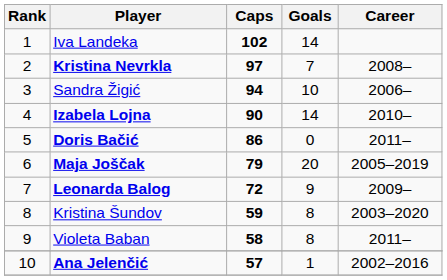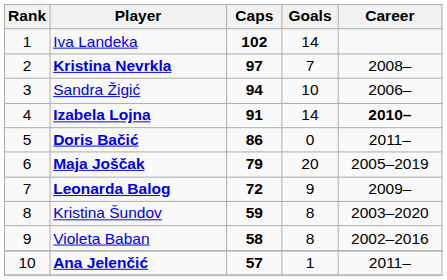(254, 115) 90 -> (254, 115) 91
(390, 115) normal -> (390, 115) bold
(390, 238) 2011– -> (390, 238) 2002–2016
(390, 262) 2002–2016 -> (390, 262) 2011–
